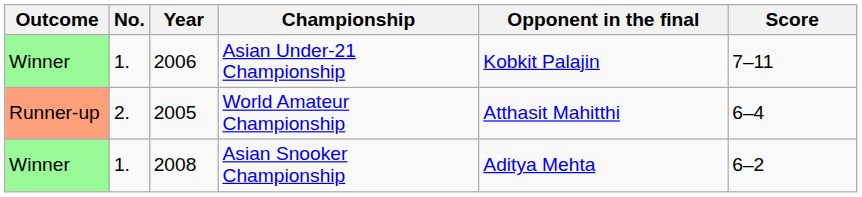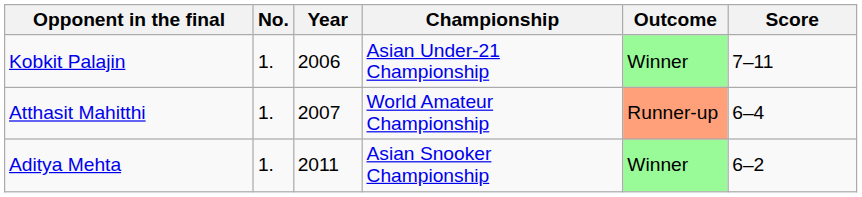columns swapped: (57, 19) <-> (603, 19)
(122, 113) 2. -> (266, 113) 1.
(175, 113) 2005 -> (319, 113) 2007
(175, 165) 2008 -> (318, 165) 2011
